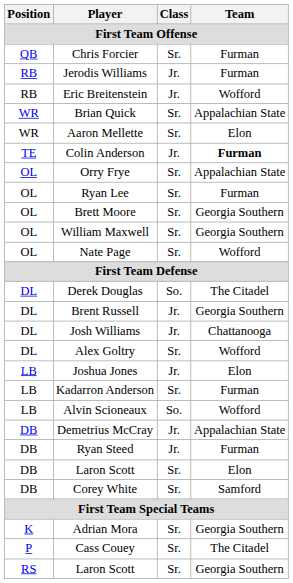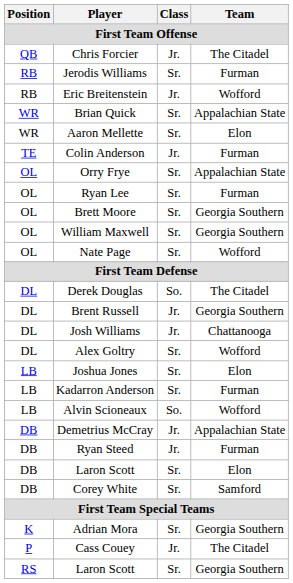(174, 53) Sr. -> (174, 53) Jr.
(240, 53) Furman -> (240, 53) The Citadel
(174, 73) Jr. -> (174, 73) Sr.
(240, 152) bold -> (240, 152) normal
(174, 370) Jr. -> (174, 370) Sr.
(174, 548) Sr. -> (174, 548) Jr.
